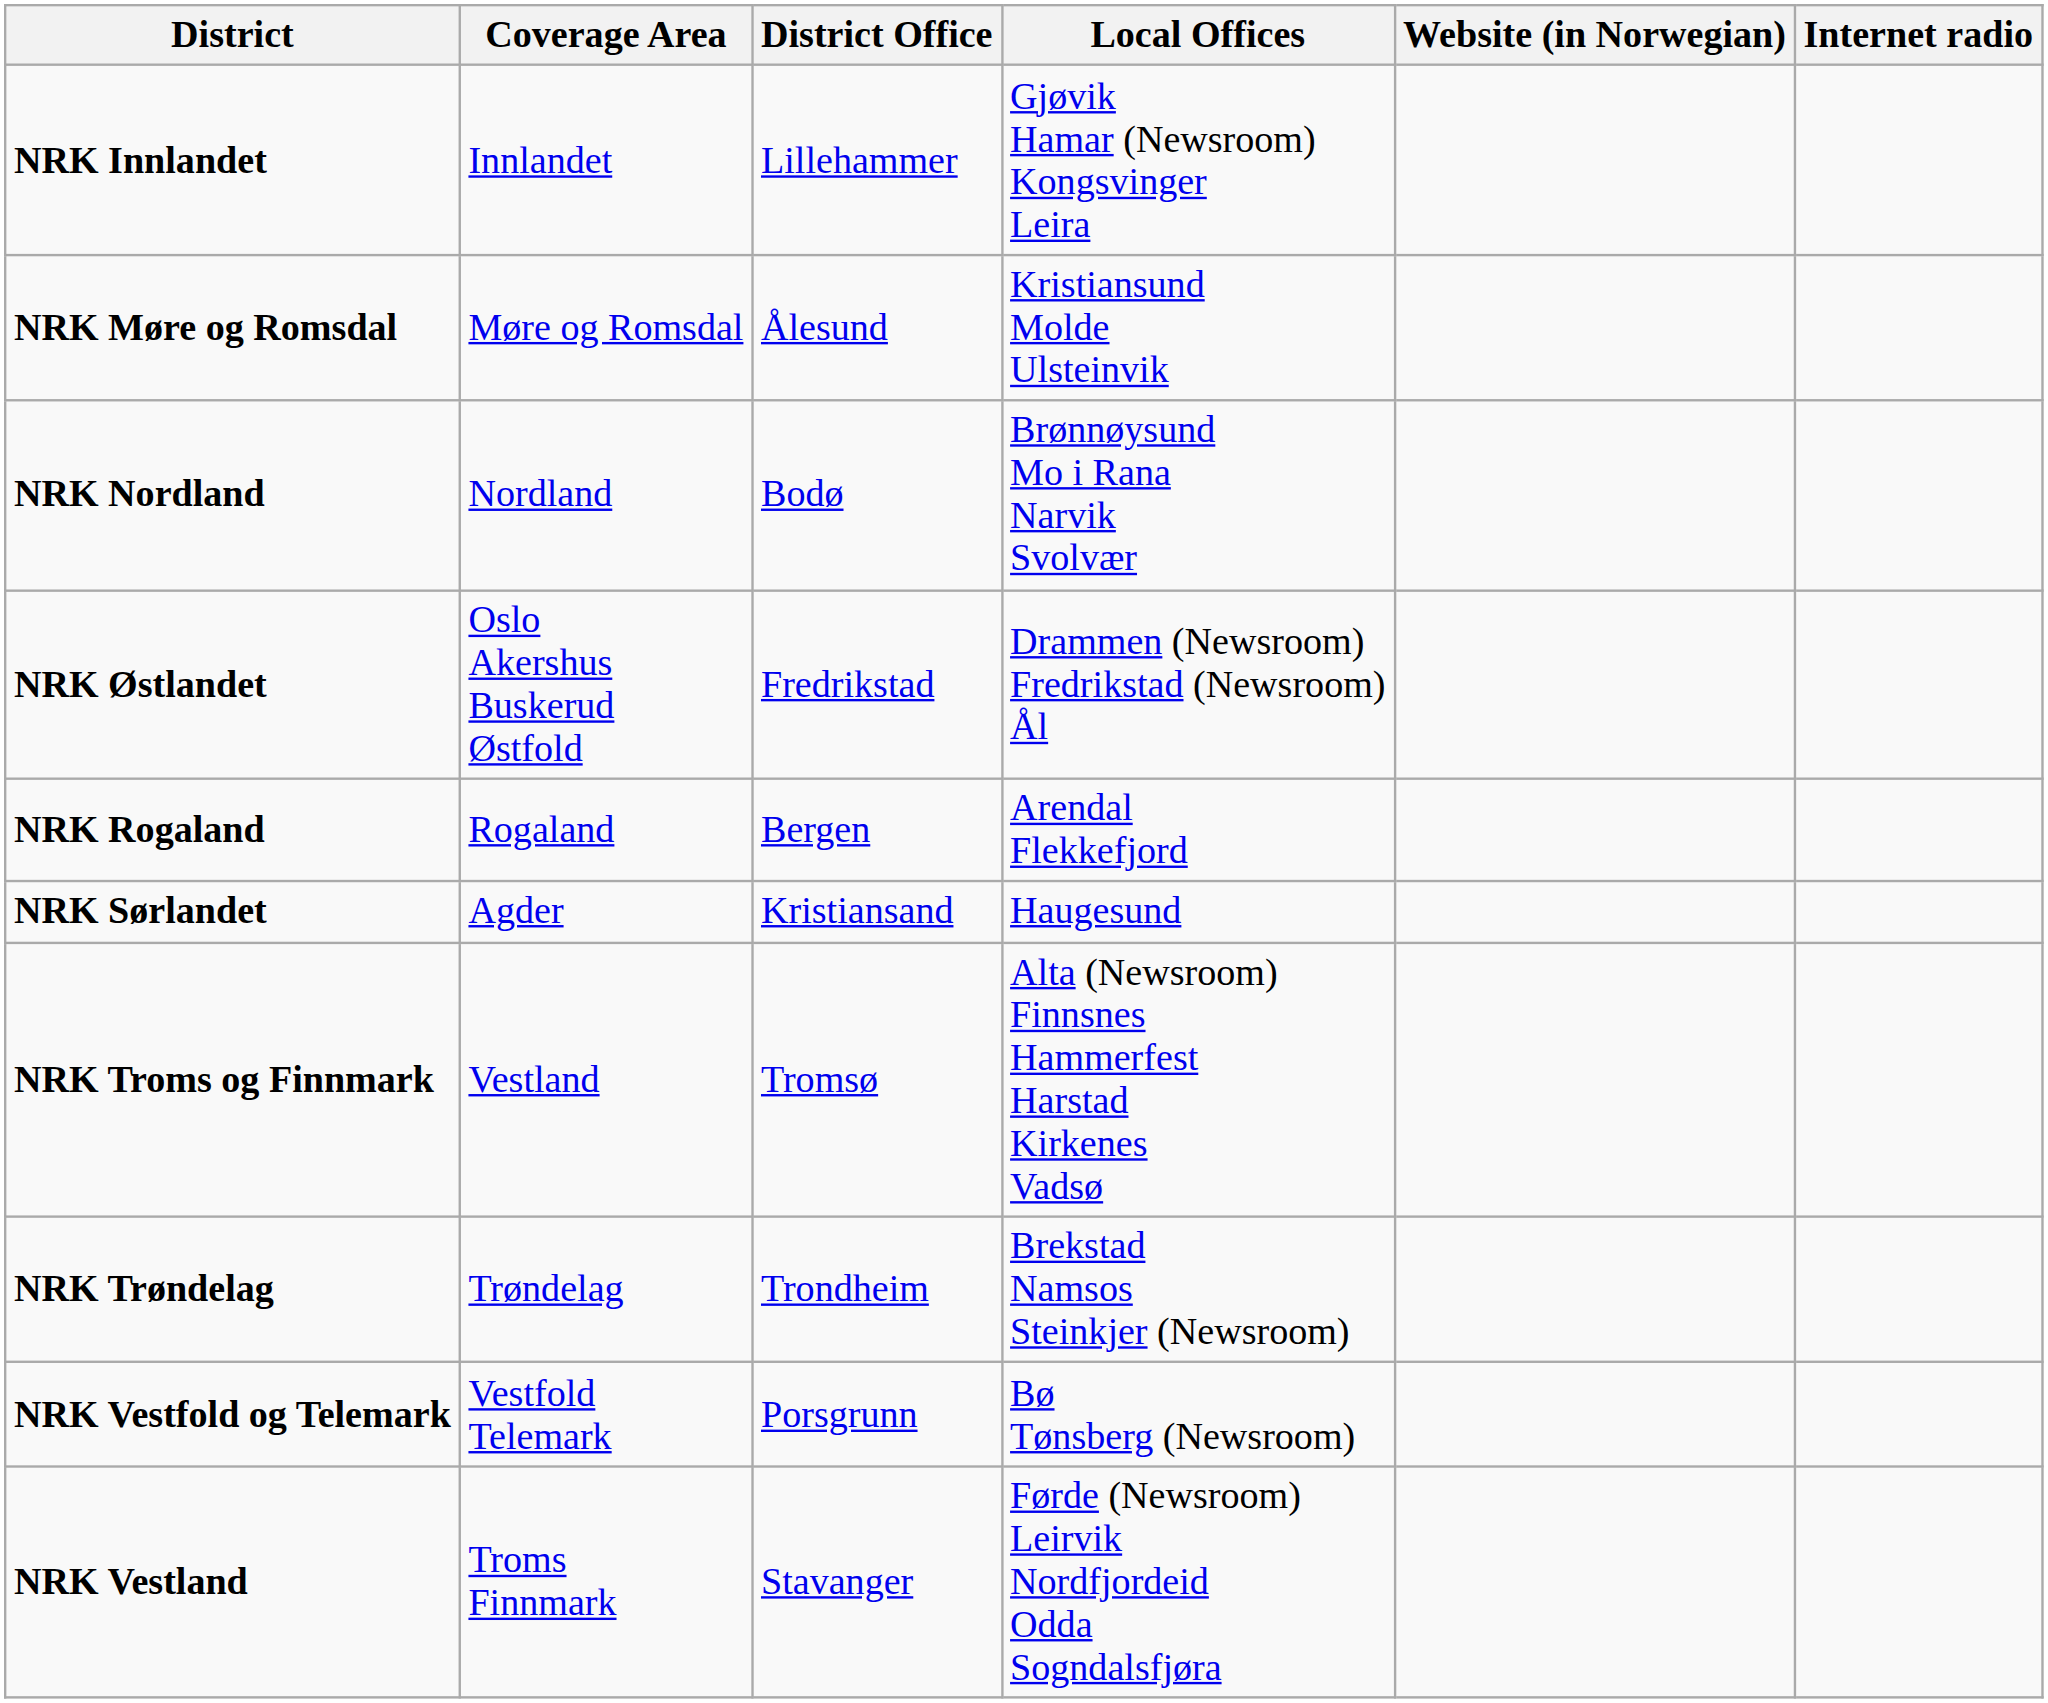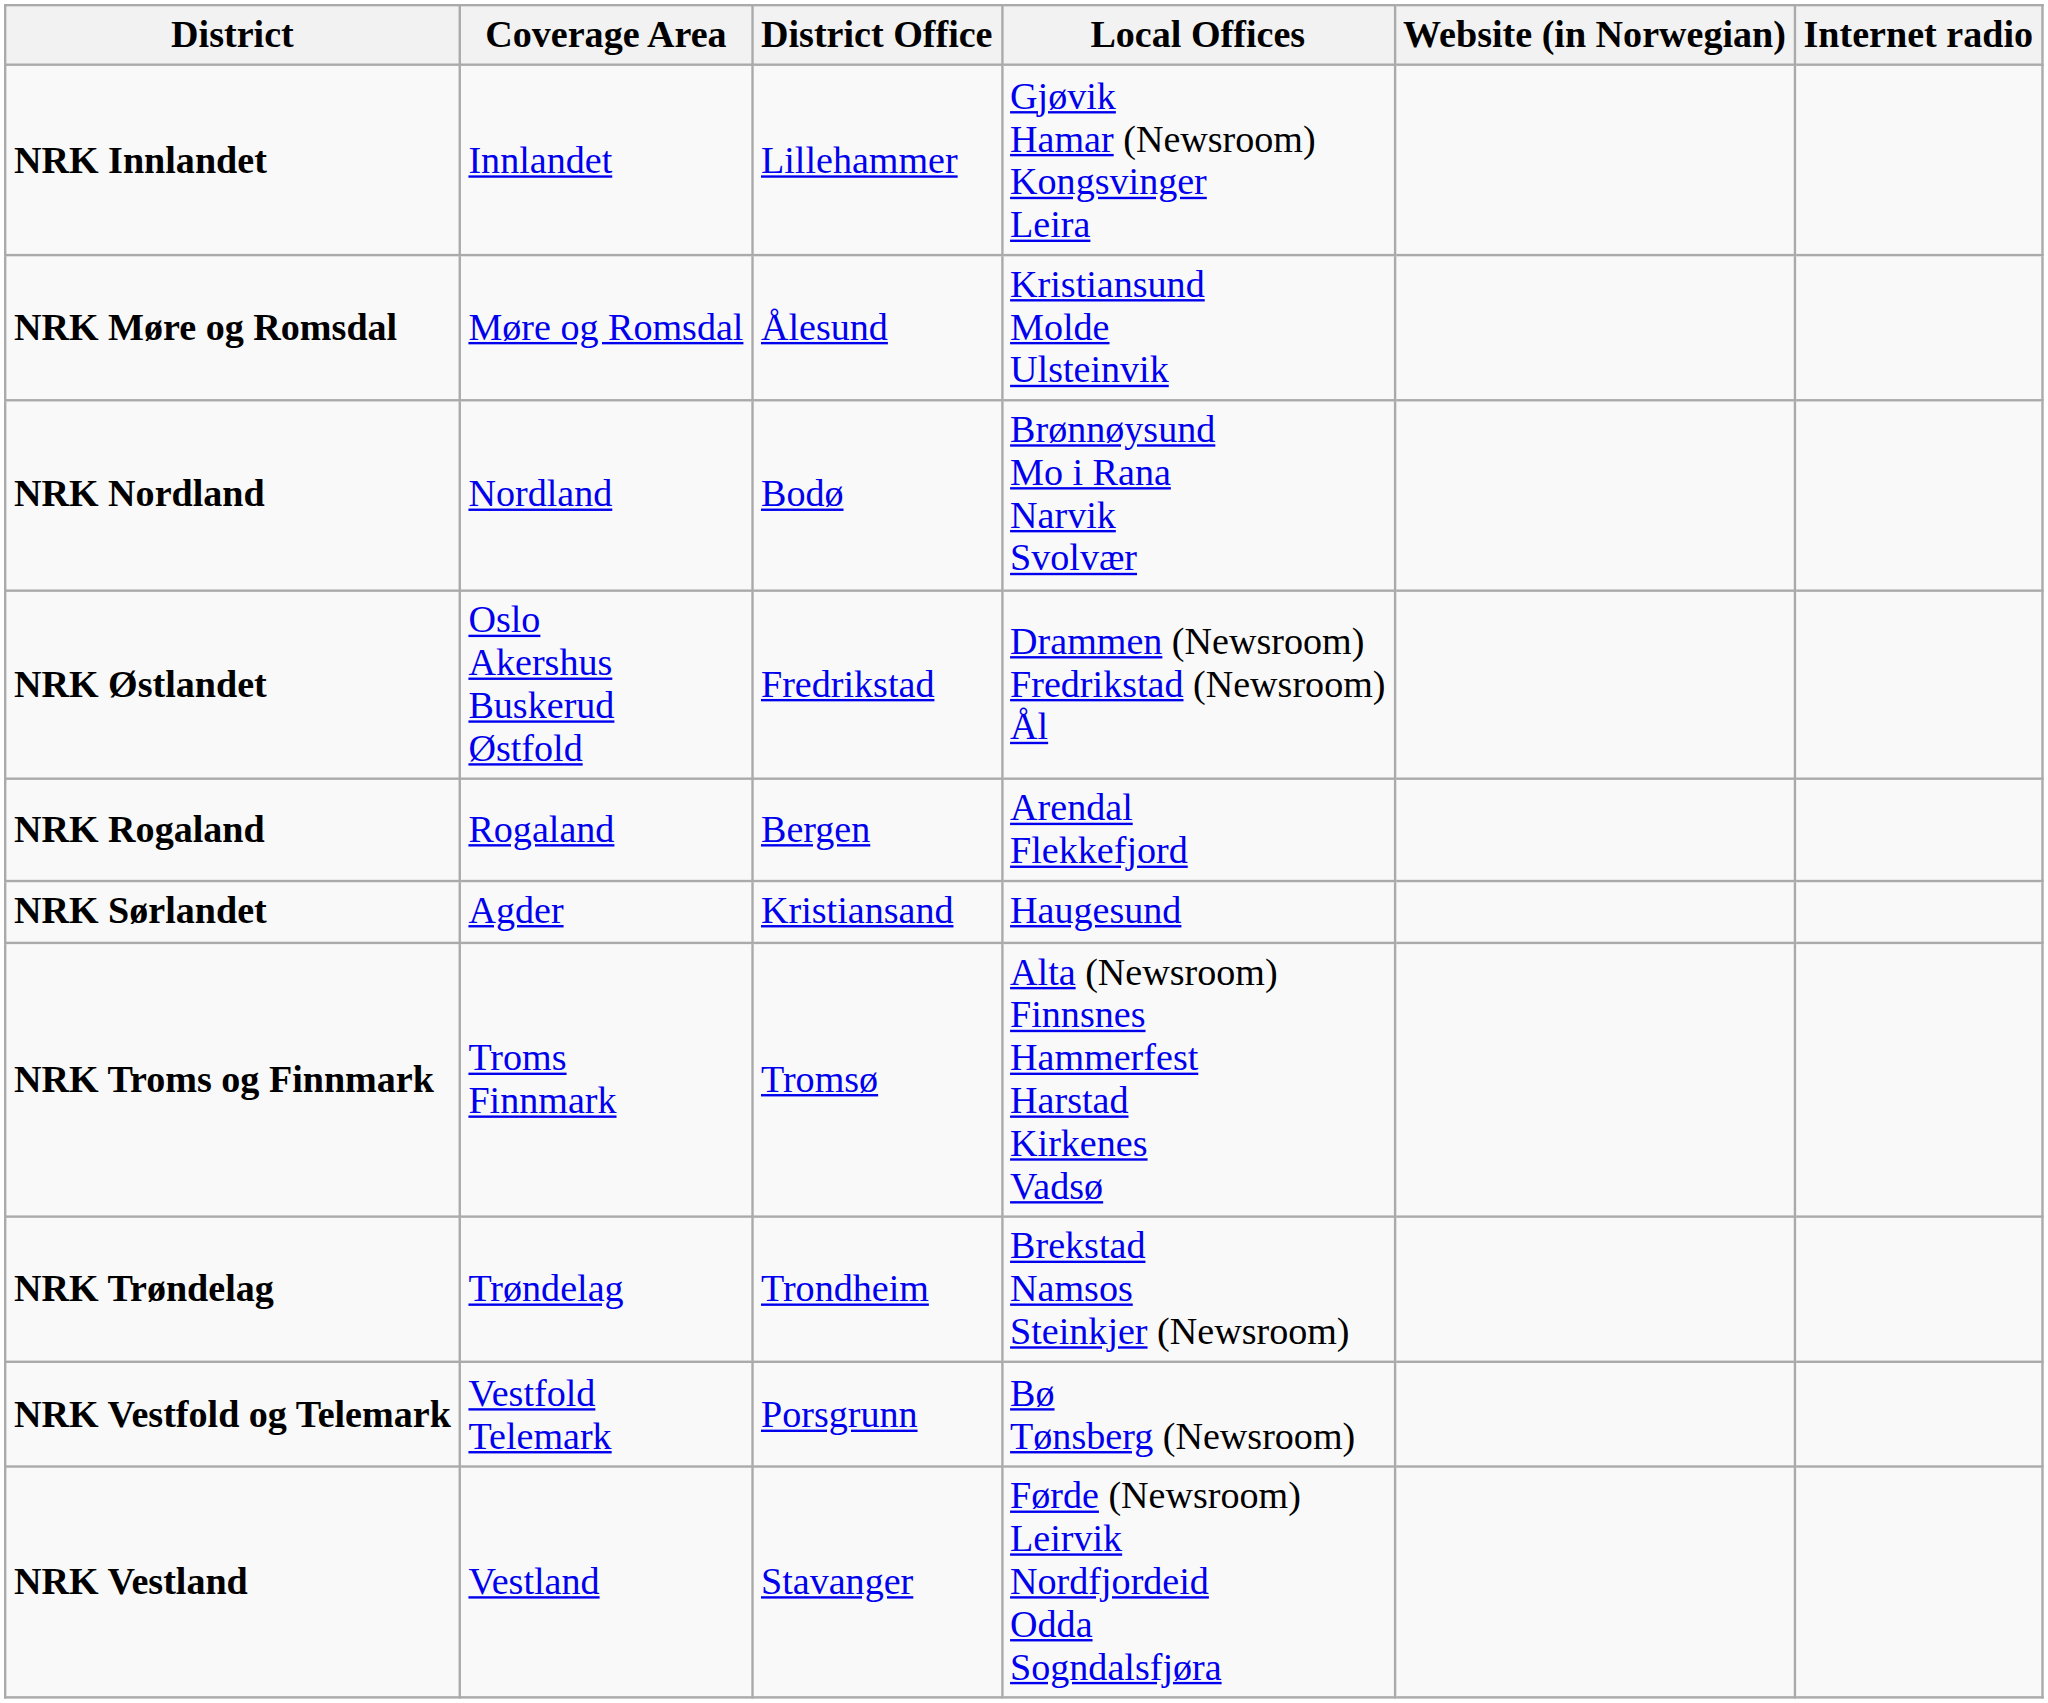(534, 1078) Vestland -> (542, 1078) Troms Finnmark
(542, 1581) Troms Finnmark -> (534, 1581) Vestland
